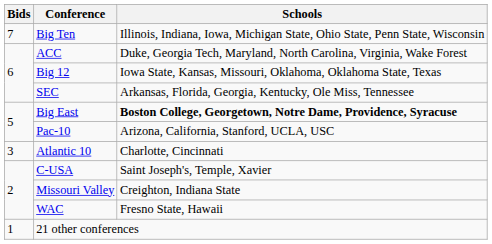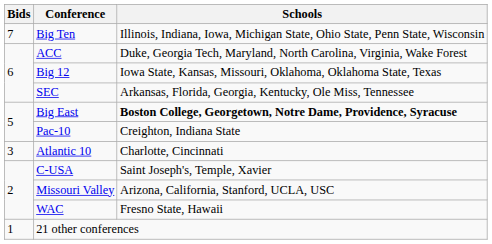(227, 131) Arizona, California, Stanford, UCLA, USC -> (180, 131) Creighton, Indiana State
(180, 190) Creighton, Indiana State -> (227, 190) Arizona, California, Stanford, UCLA, USC
